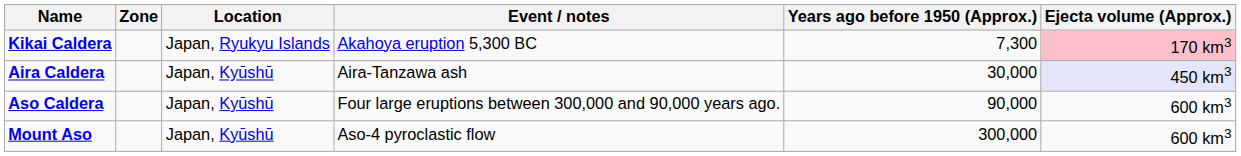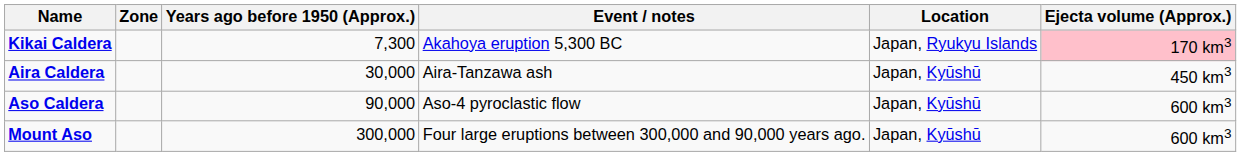columns swapped: (248, 17) <-> (912, 17)
(1201, 75) lavender background -> (1201, 75) no background
(559, 103) Four large eruptions between 300,000 and 90,000 years ago. -> (502, 103) Aso-4 pyroclastic flow
(416, 134) Aso-4 pyroclastic flow -> (644, 134) Four large eruptions between 300,000 and 90,000 years ago.
